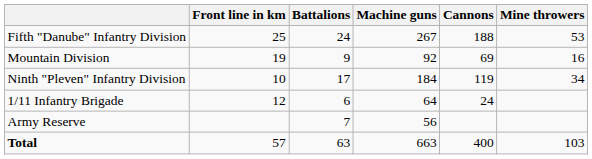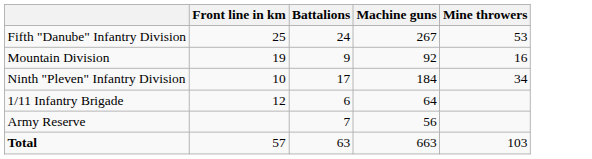- column: (468, 15)
